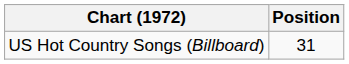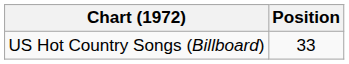(306, 45) 31 -> (306, 45) 33
